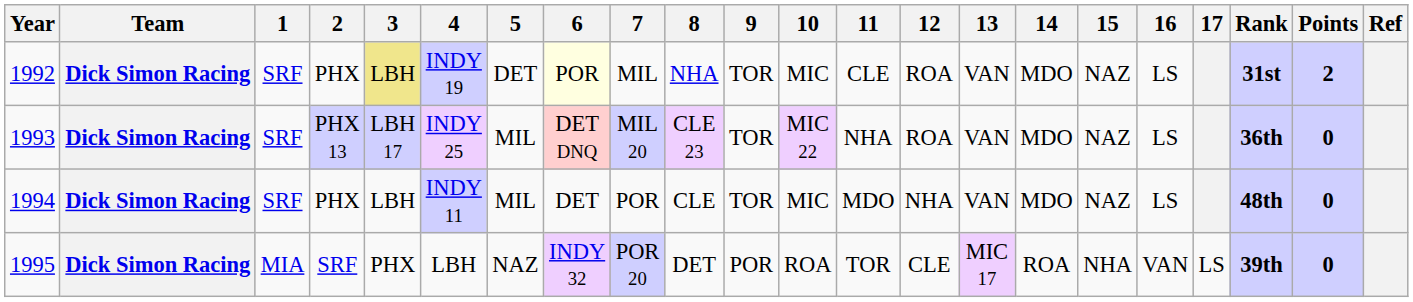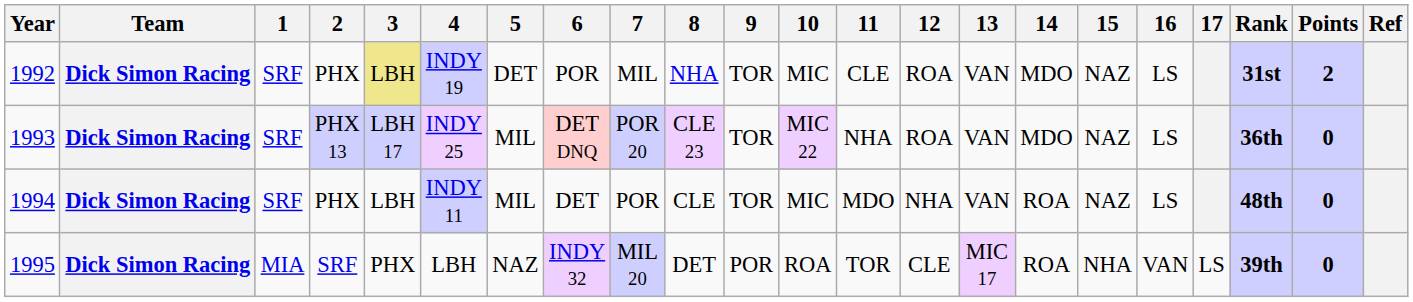(577, 73) lightyellow background -> (577, 73) no background
(637, 137) MIL 20 -> (637, 137) POR 20
(1046, 201) MDO -> (1046, 201) ROA
(637, 264) POR 20 -> (637, 264) MIL 20
